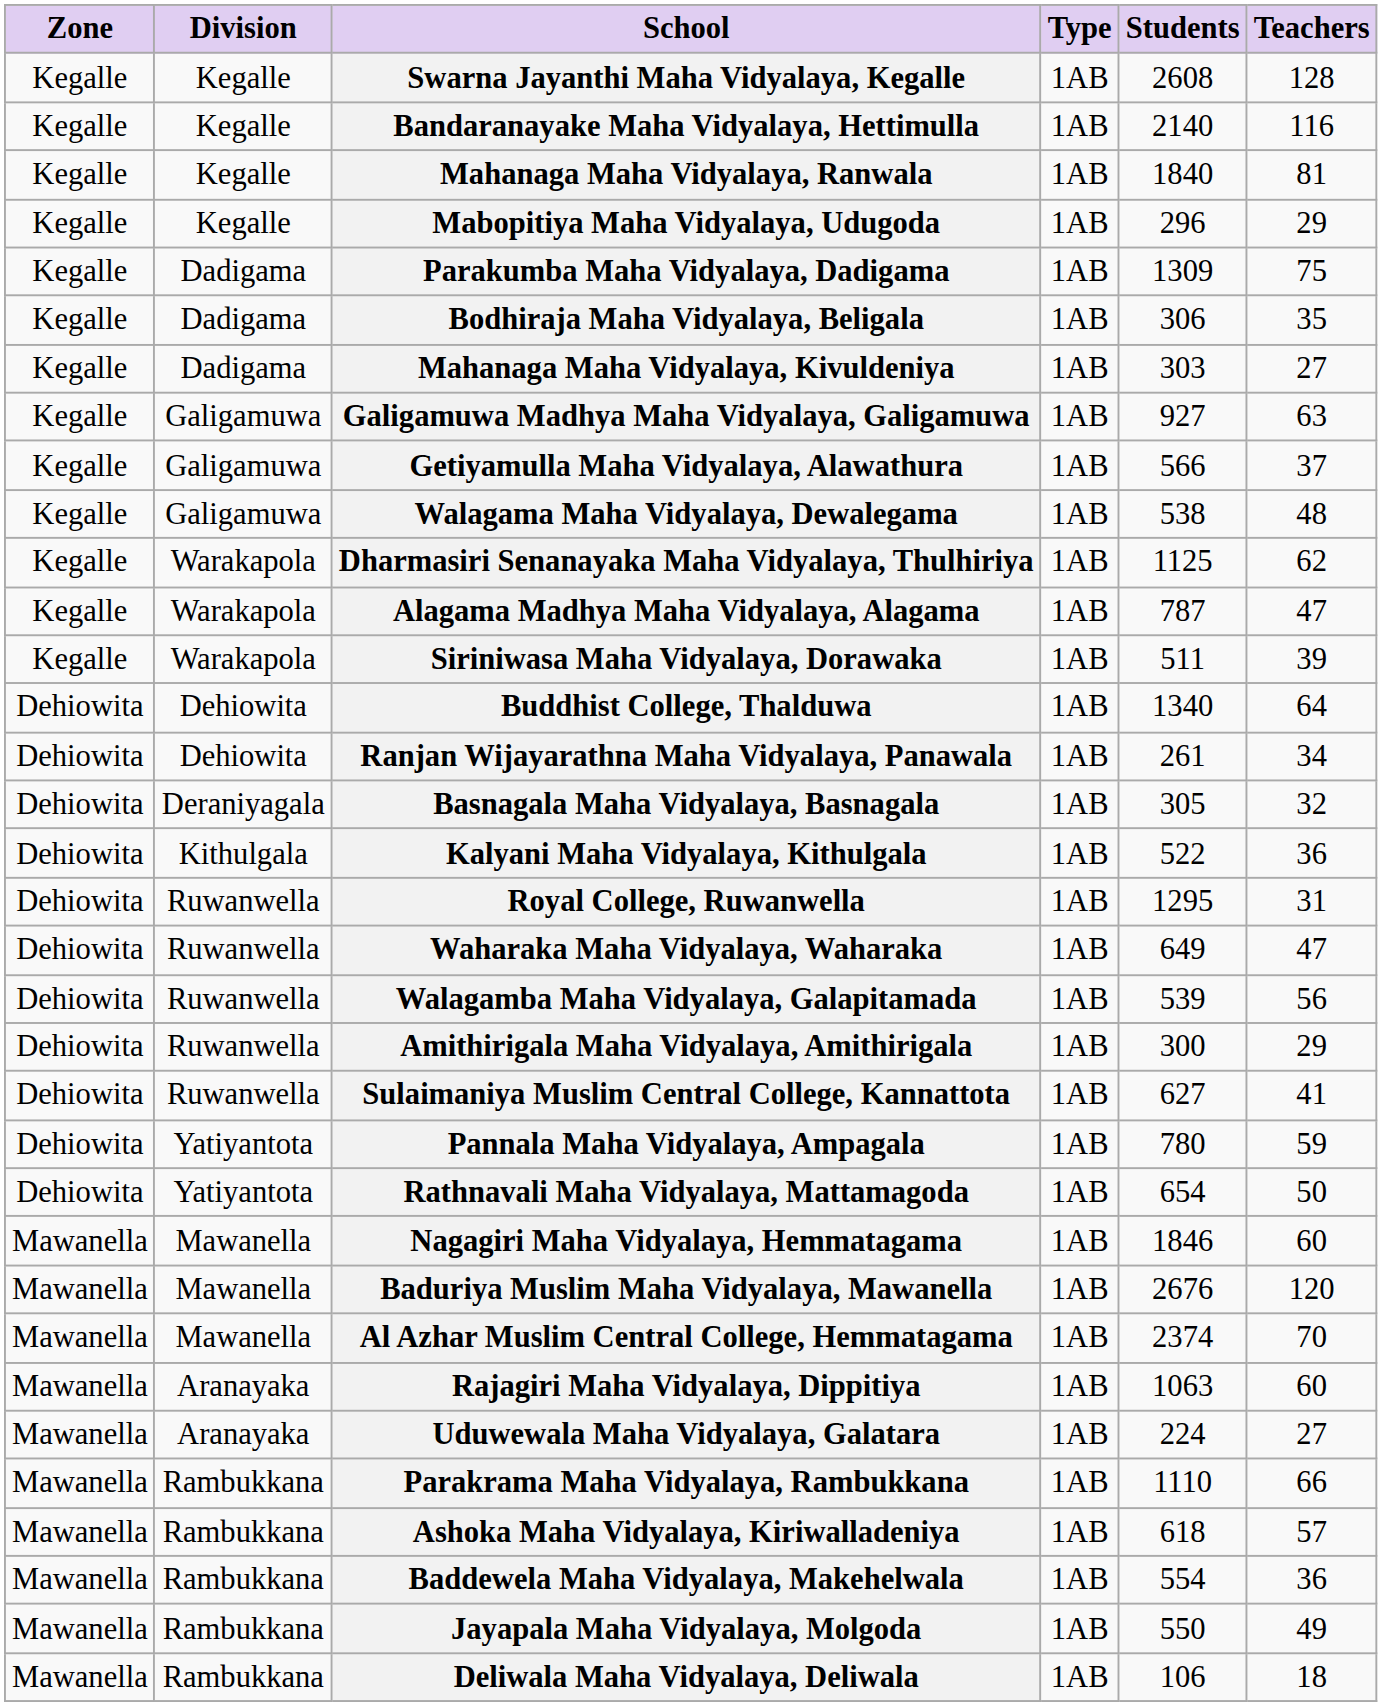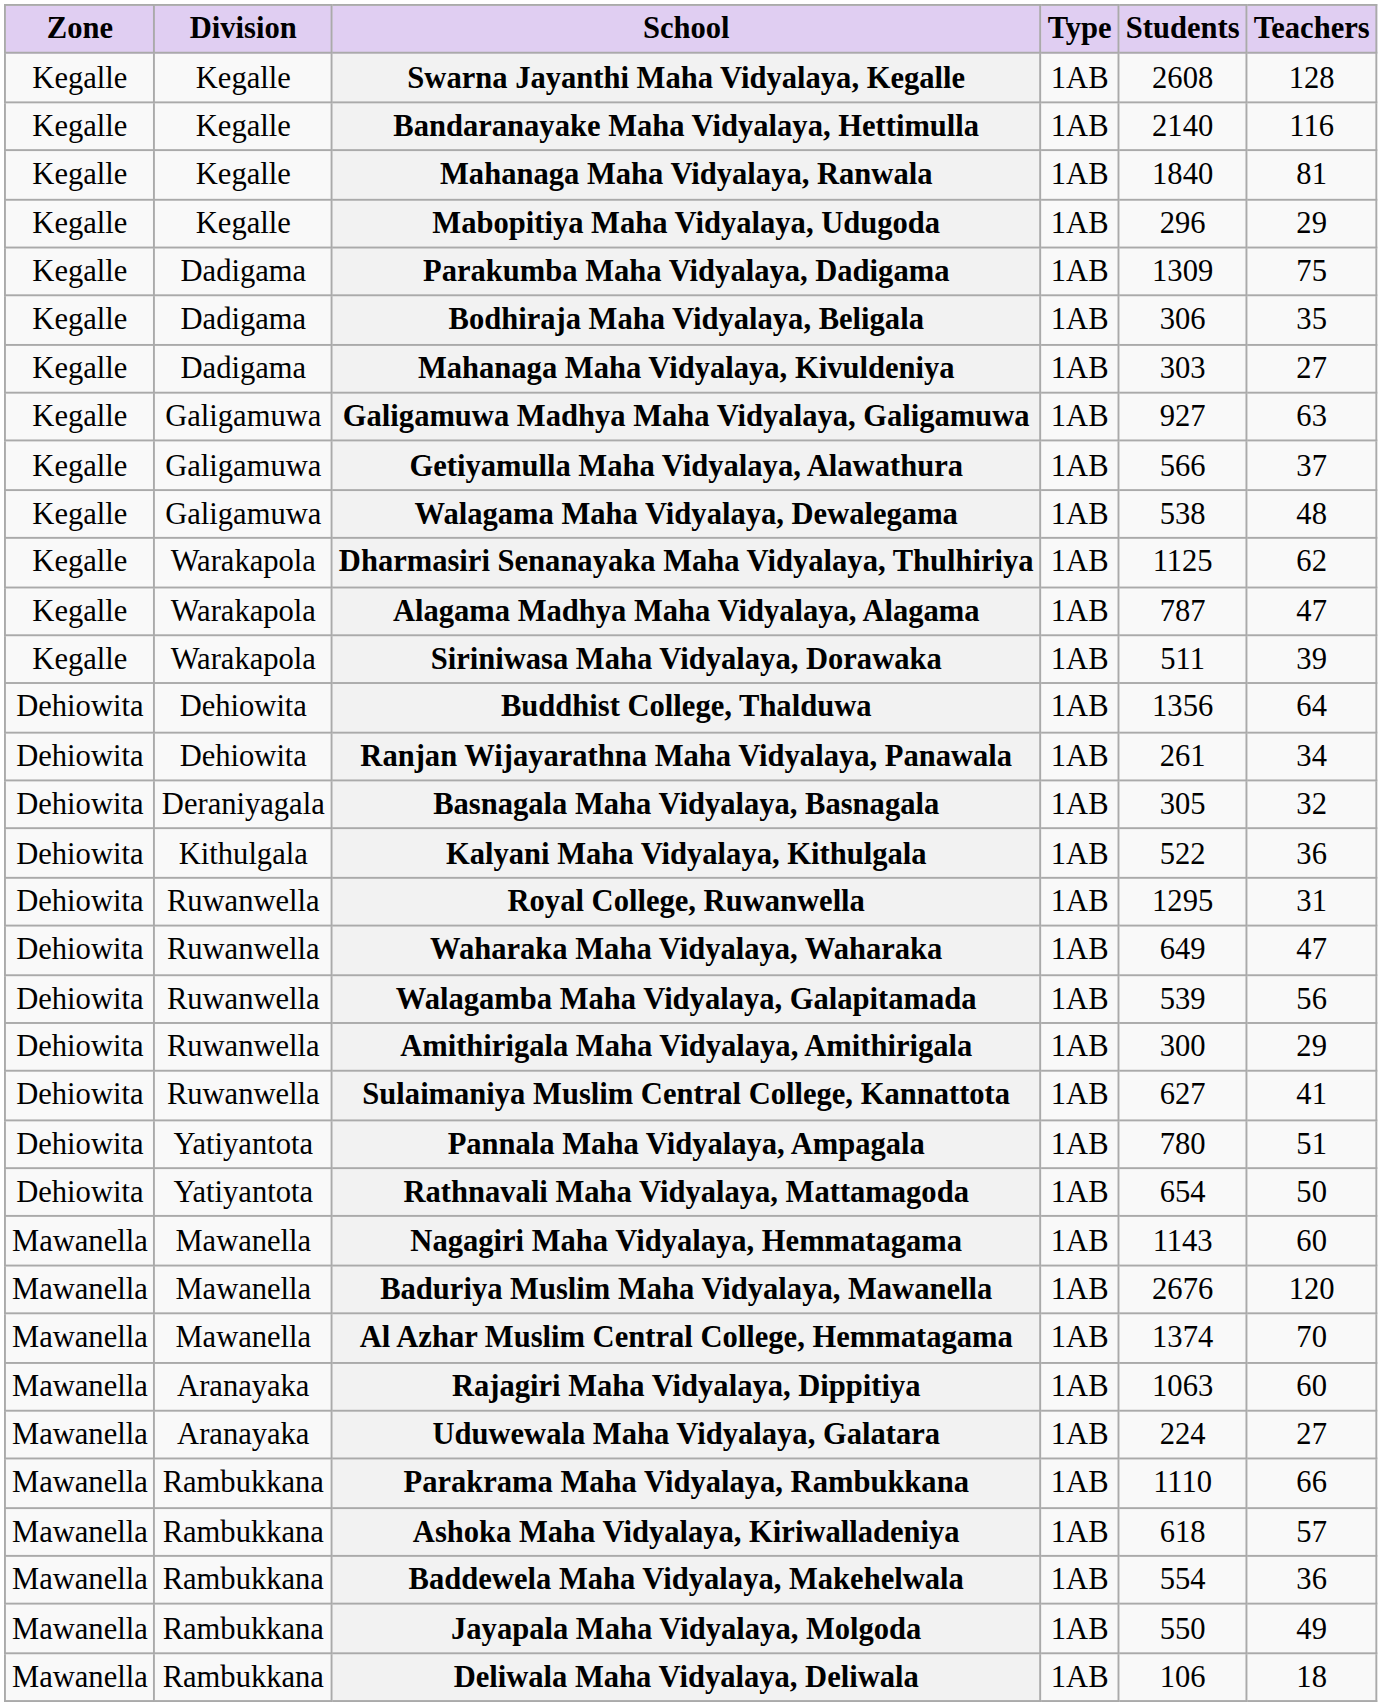(1183, 707) 1340 -> (1183, 707) 1356
(1312, 1143) 59 -> (1312, 1143) 51
(1183, 1240) 1846 -> (1183, 1240) 1143
(1183, 1337) 2374 -> (1183, 1337) 1374
